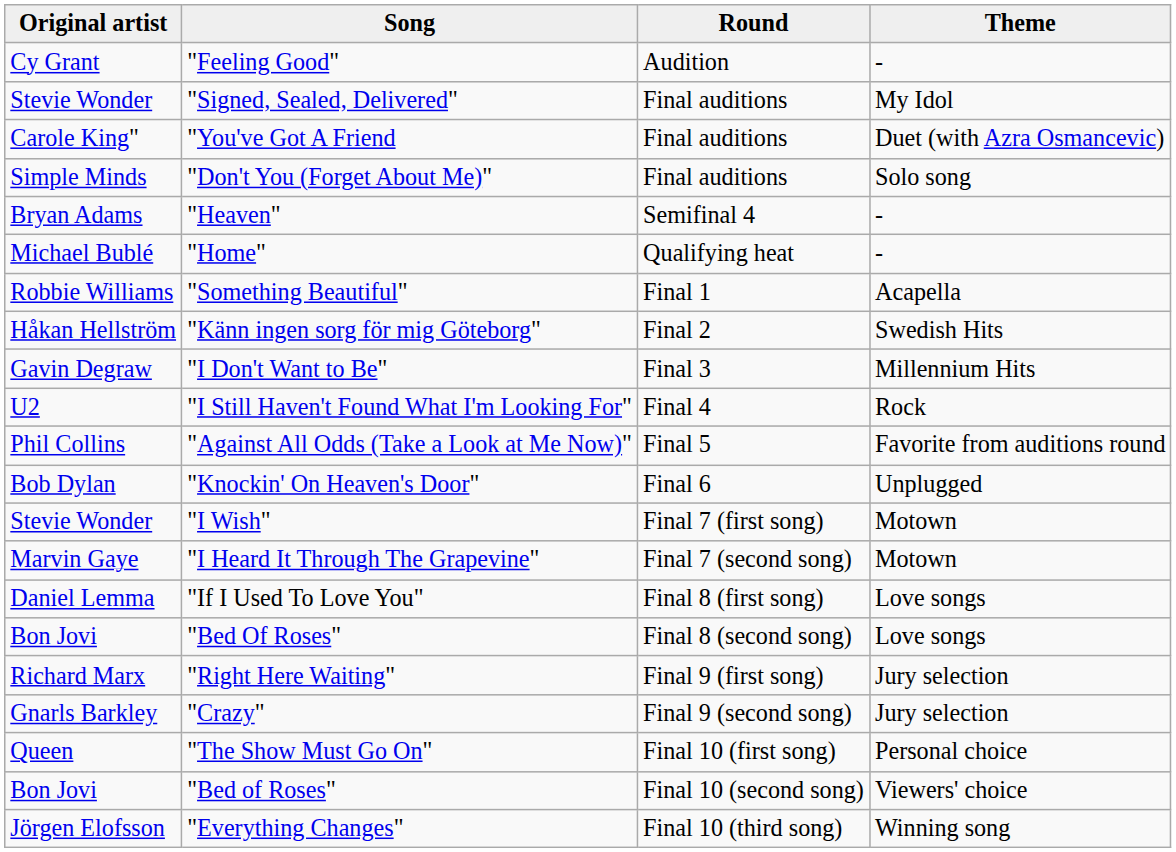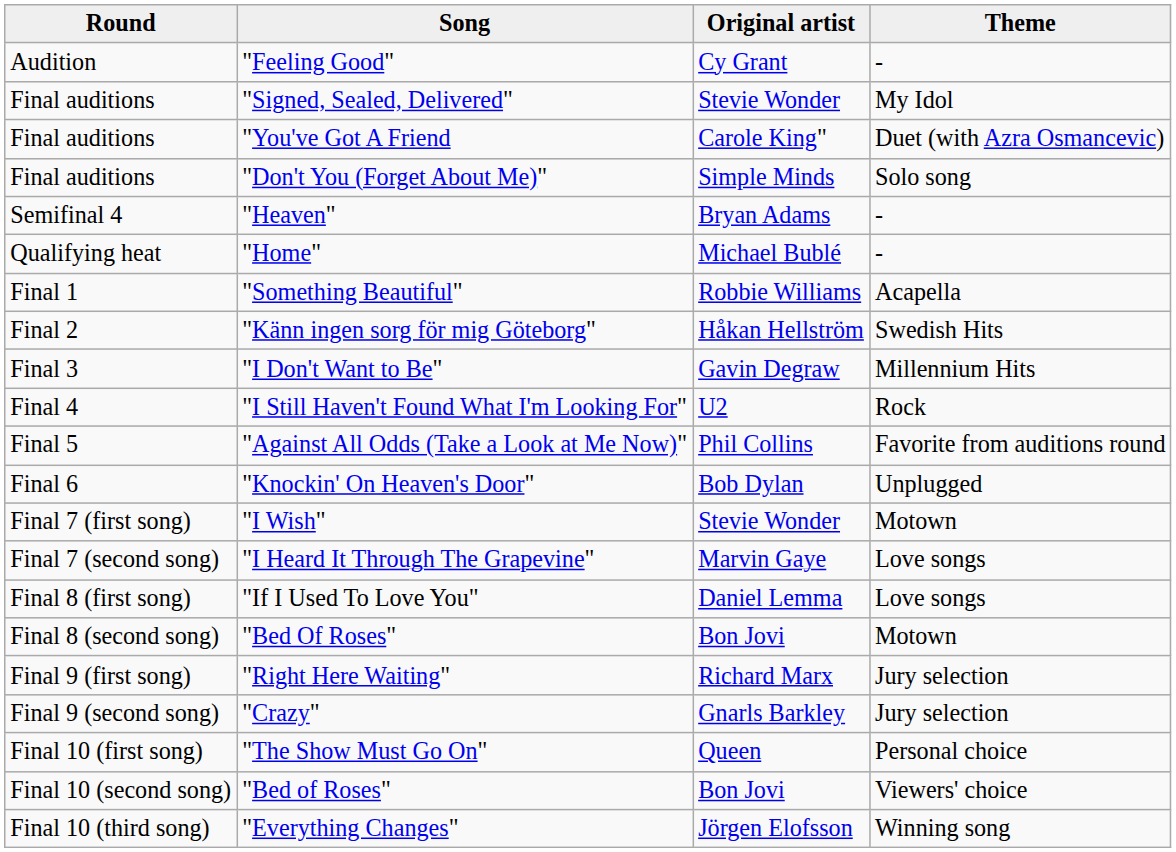columns swapped: (753, 23) <-> (93, 23)
(916, 560) Motown -> (930, 560) Love songs
(930, 636) Love songs -> (916, 636) Motown
